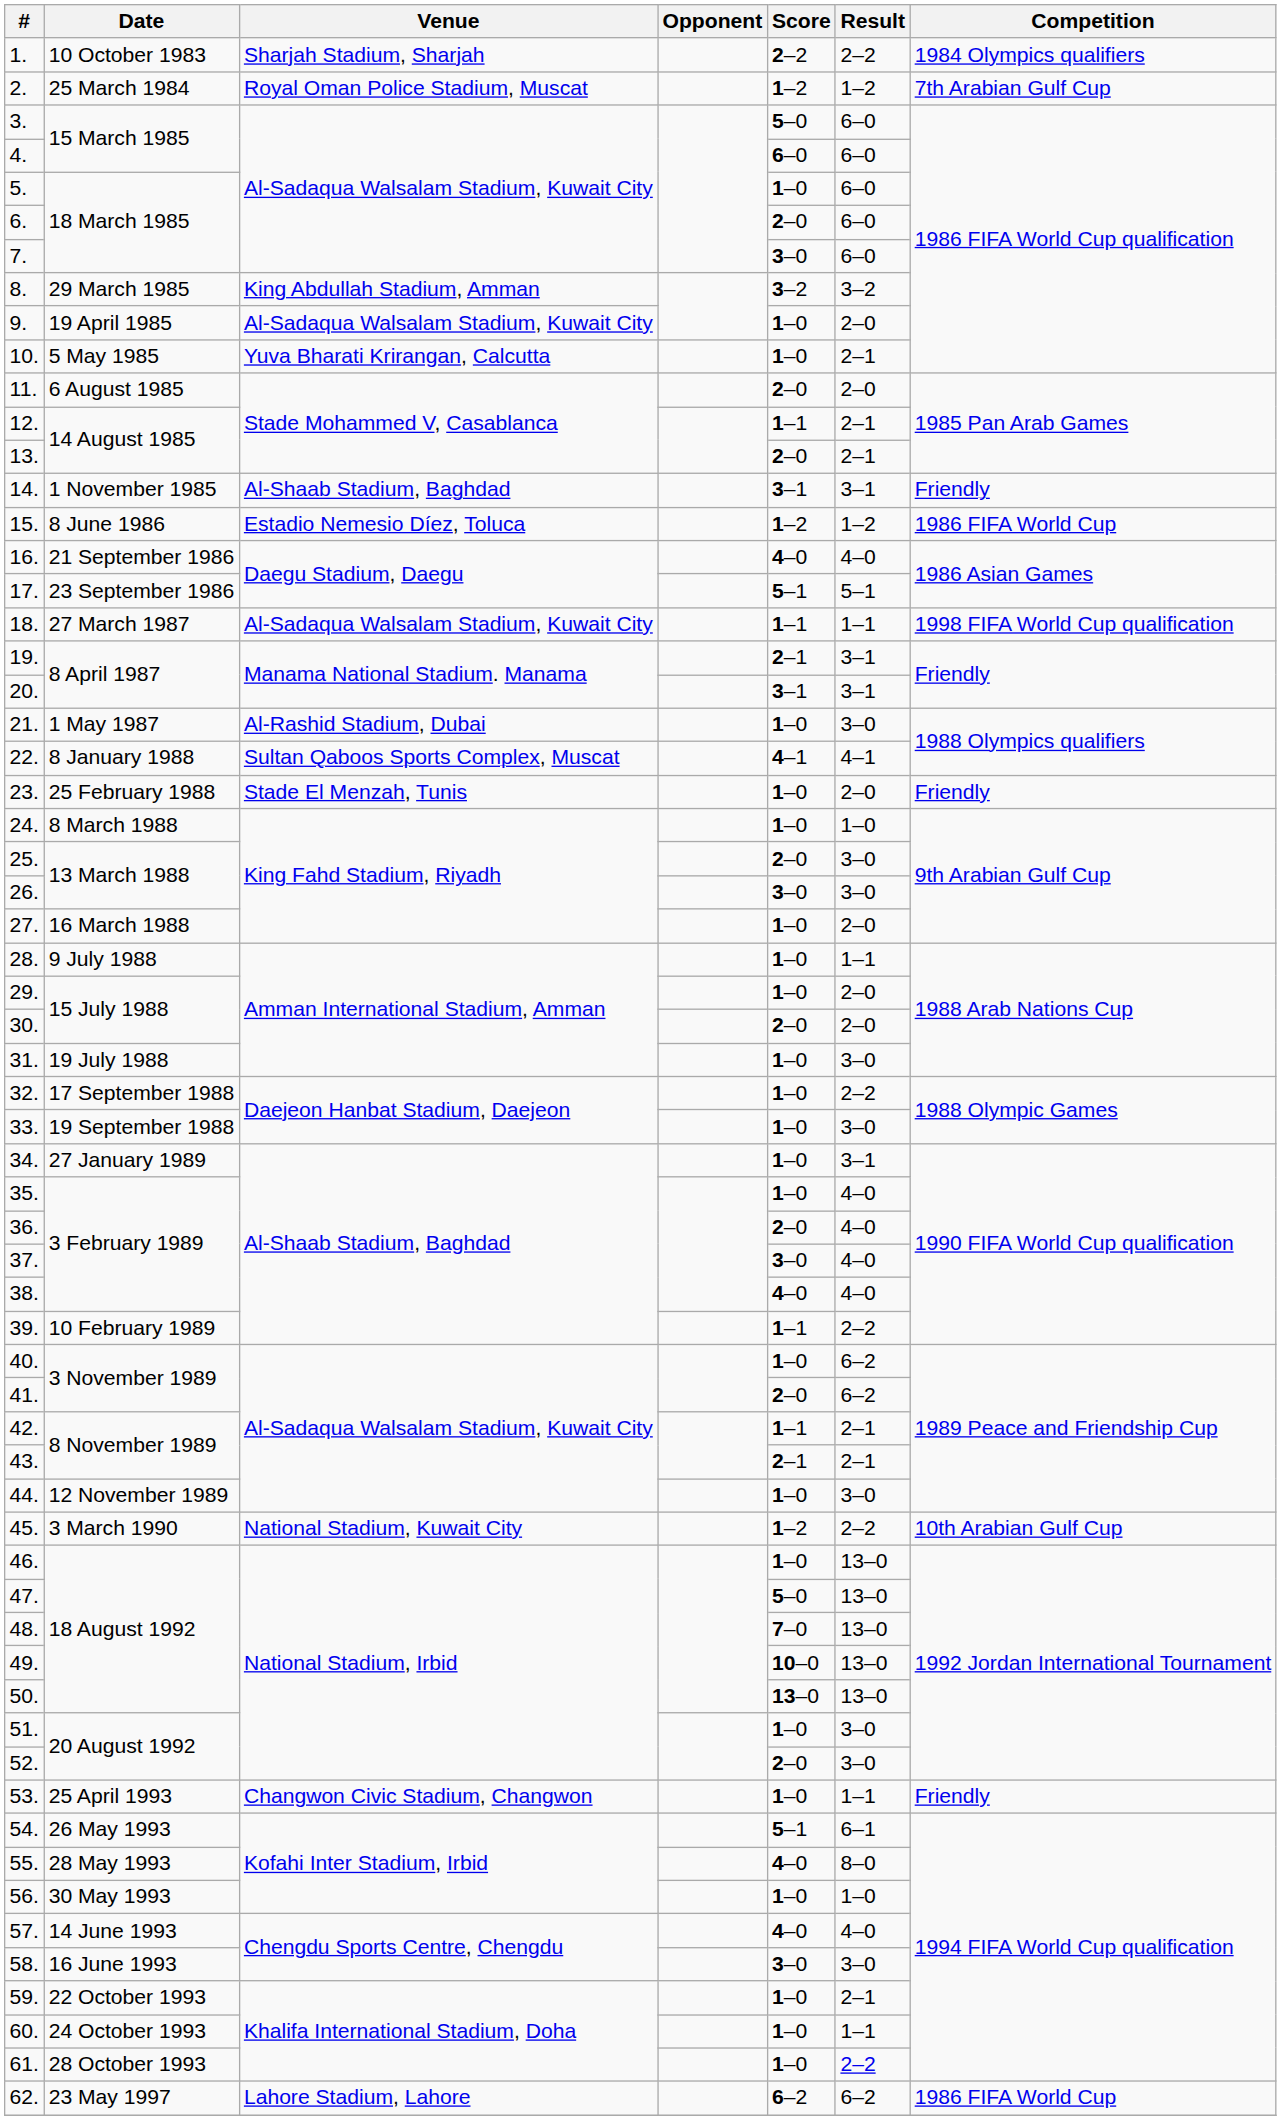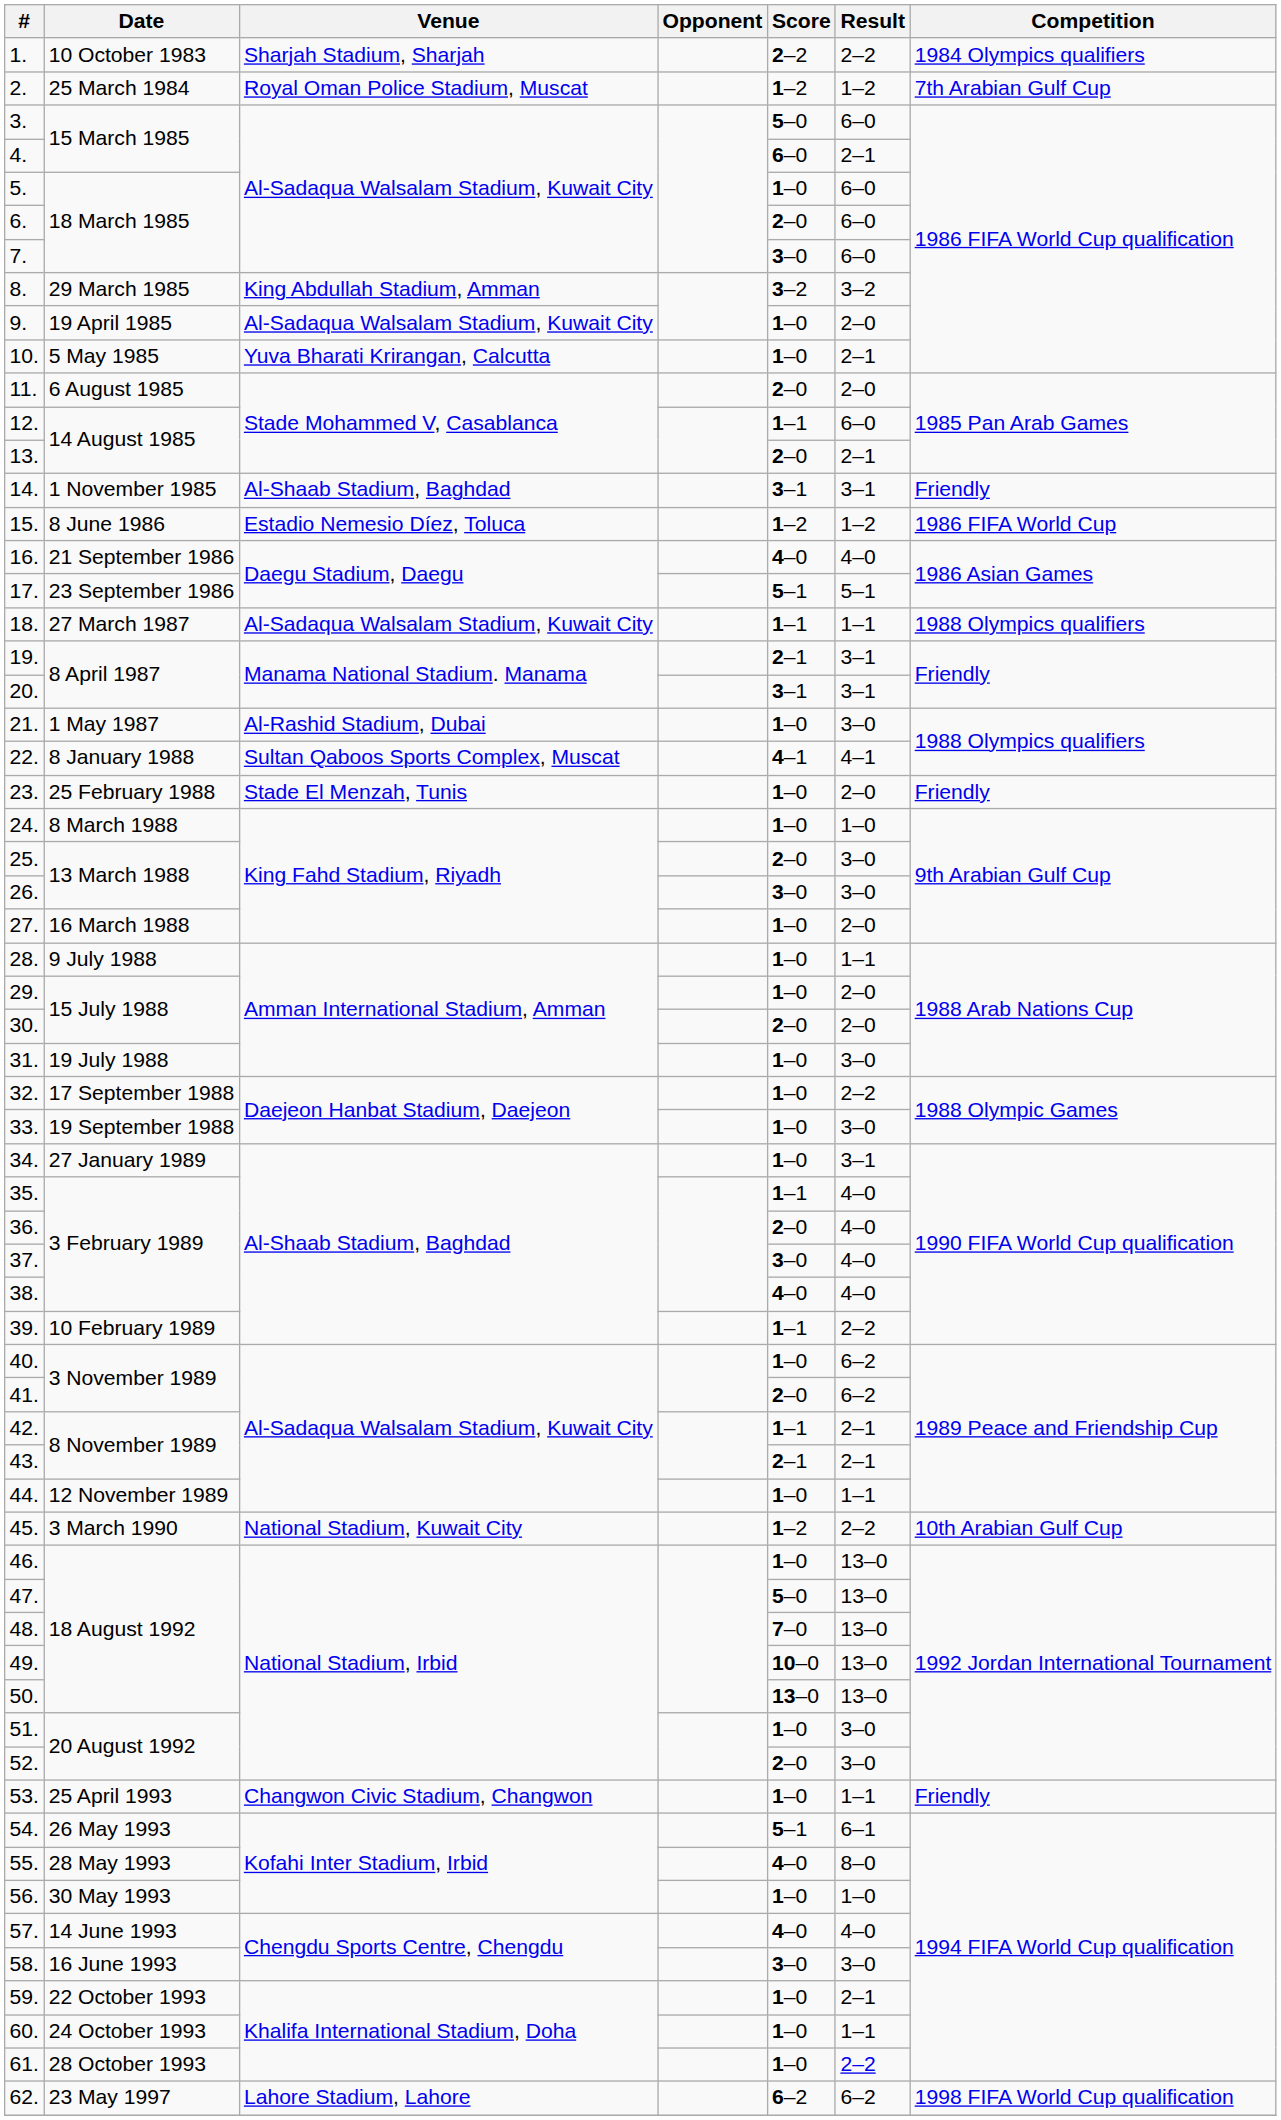(858, 155) 6–0 -> (858, 155) 2–1
(858, 423) 2–1 -> (858, 423) 6–0
(1074, 624) 1998 FIFA World Cup qualification -> (1030, 624) 1988 Olympics qualifiers
(790, 1193) 1–0 -> (790, 1193) 1–1
(858, 1495) 3–0 -> (858, 1495) 1–1
(1015, 2097) 1986 FIFA World Cup -> (1074, 2097) 1998 FIFA World Cup qualification
